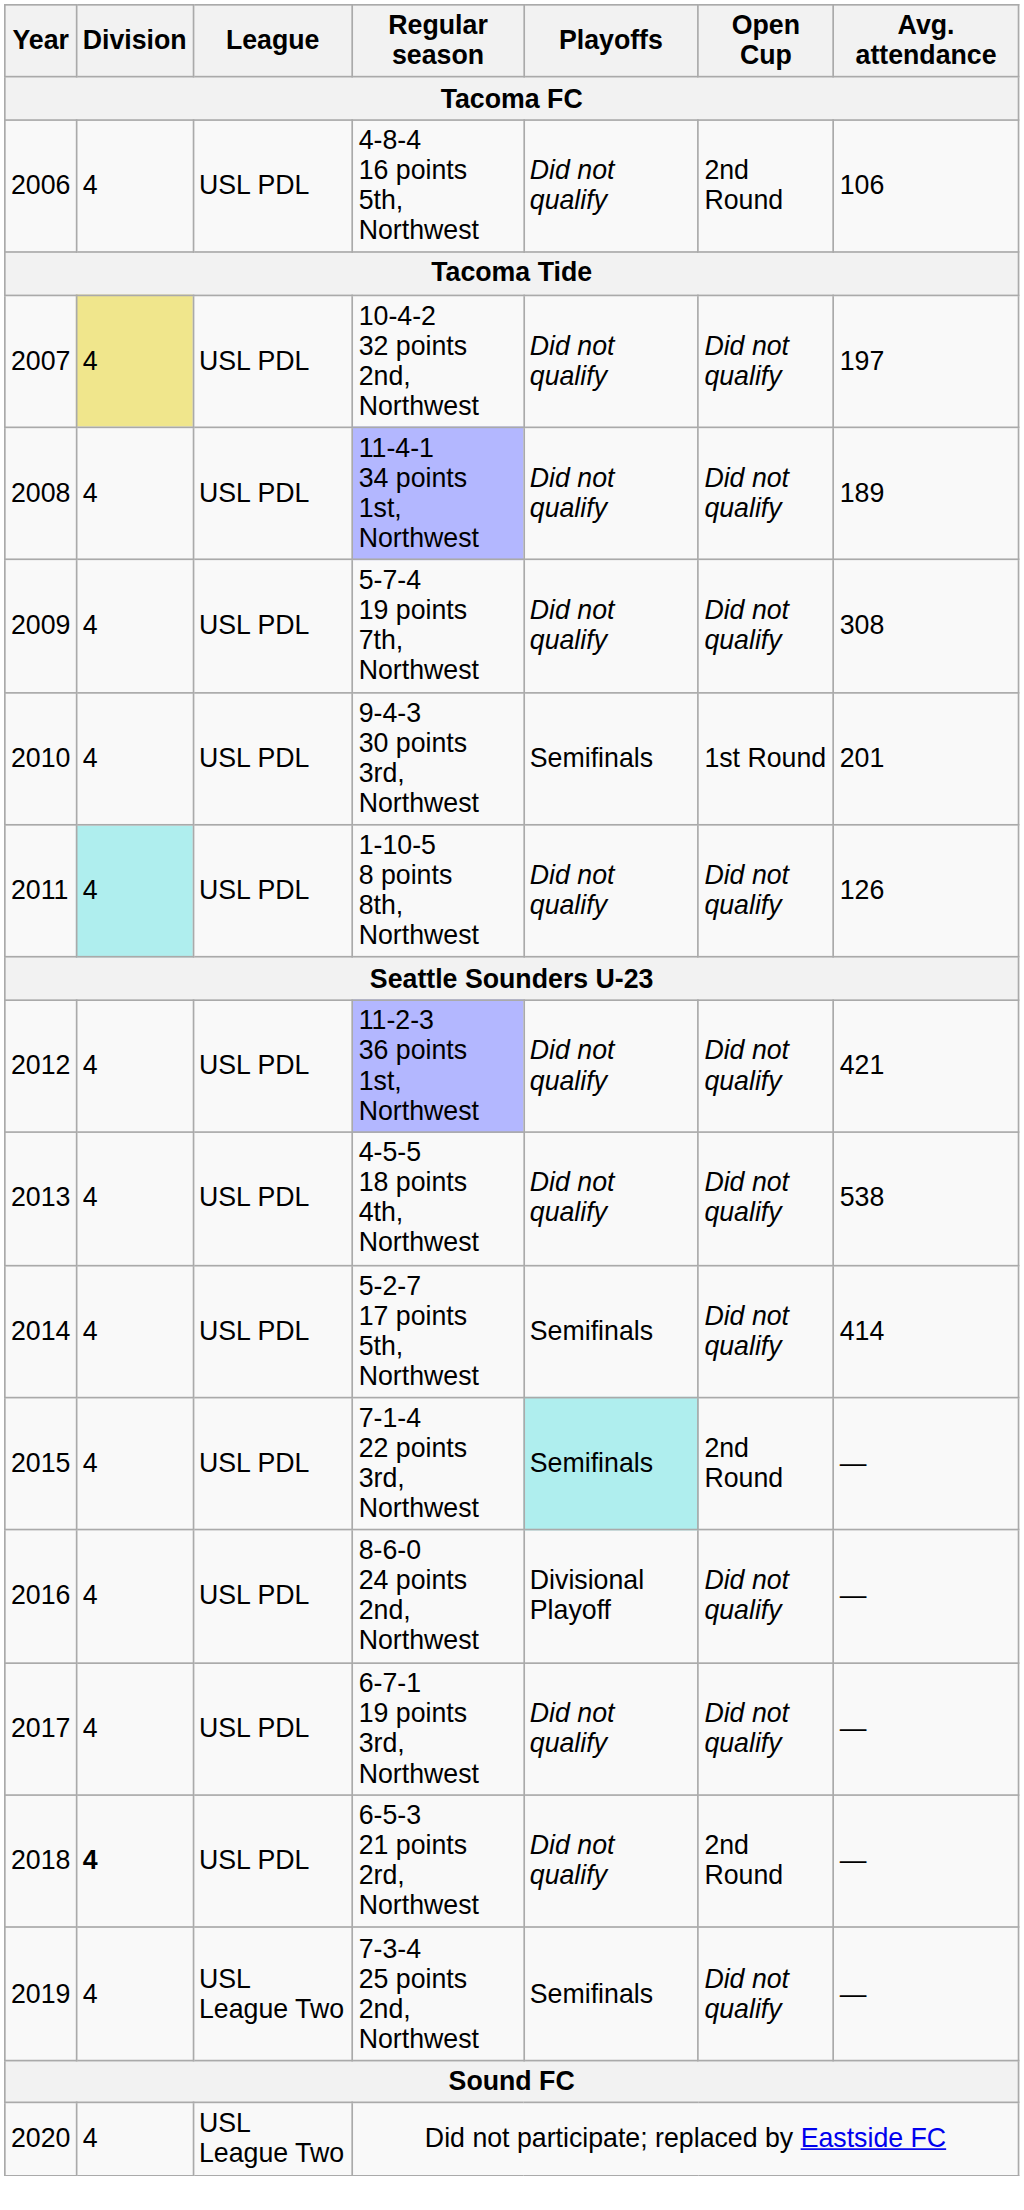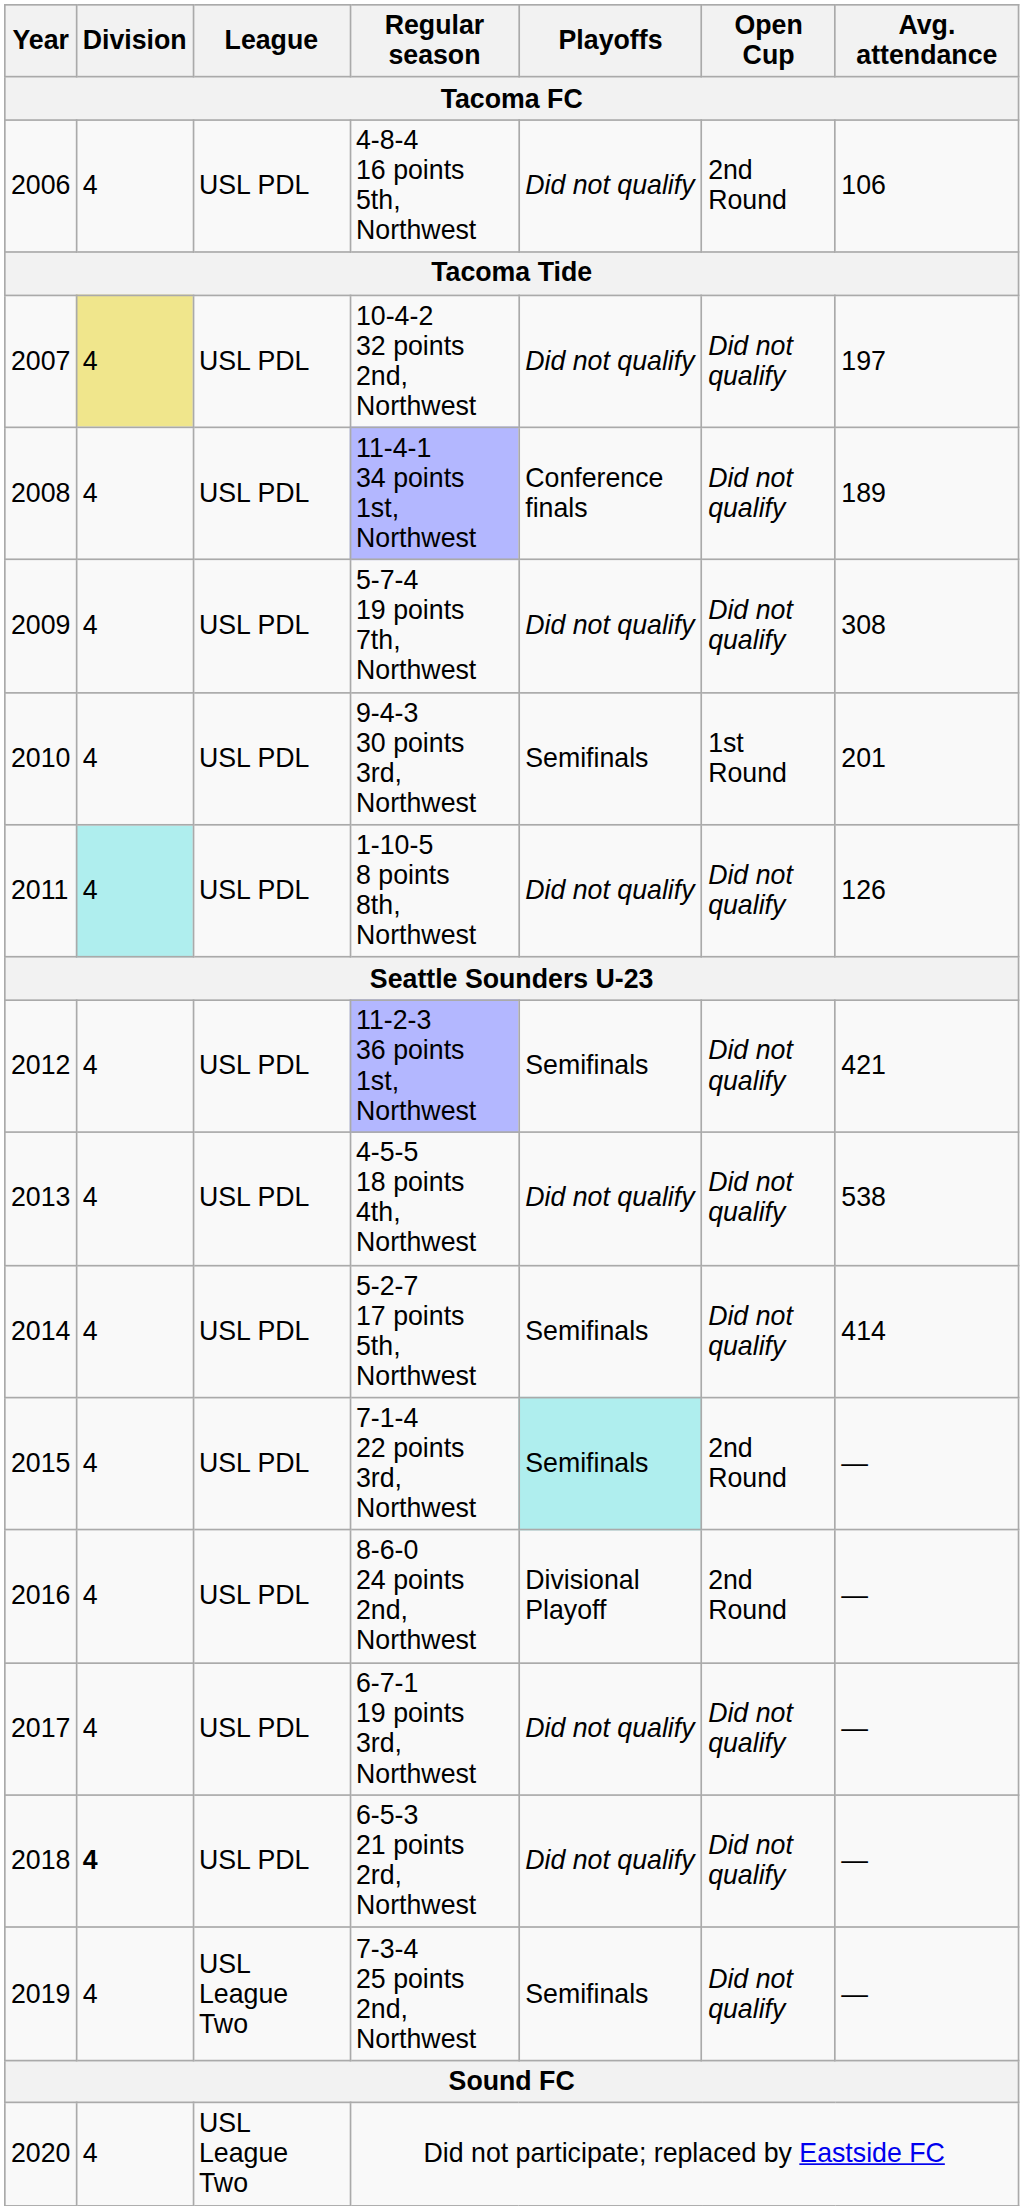(572, 493) Did not qualify -> (594, 493) Conference finals
(572, 1065) Did not qualify -> (587, 1065) Semifinals
(747, 1595) Did not qualify -> (748, 1595) 2nd Round
(744, 1861) 2nd Round -> (750, 1861) Did not qualify
